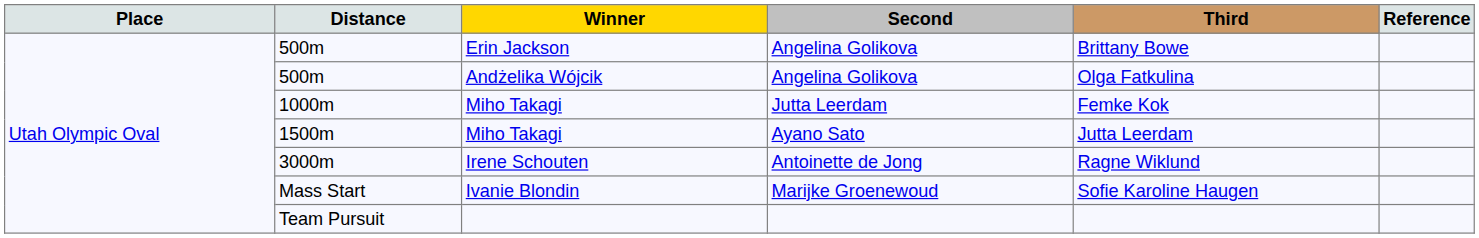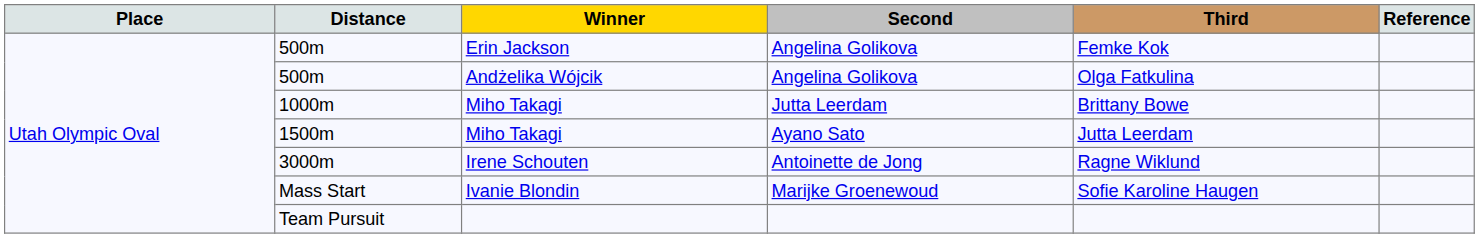(1133, 47) Brittany Bowe -> (1123, 47) Femke Kok
(1123, 105) Femke Kok -> (1133, 105) Brittany Bowe
